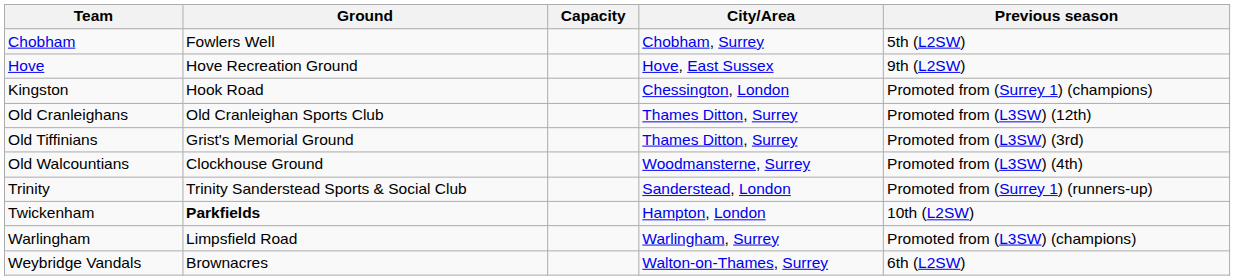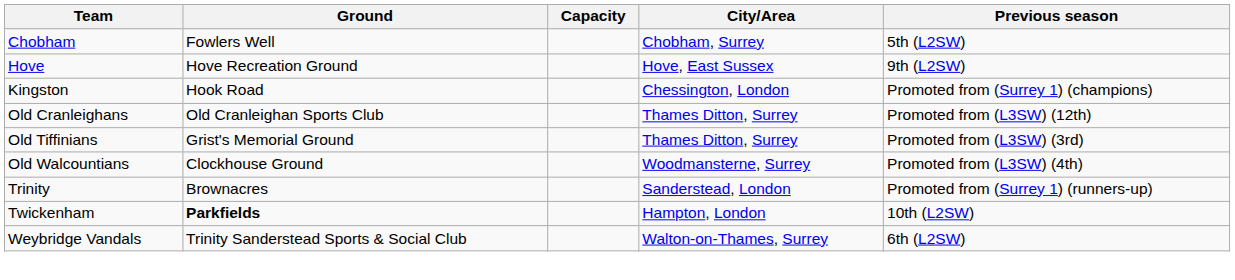(326, 189) Trinity Sanderstead Sports & Social Club -> (227, 189) Brownacres
- row: (49, 238)
(227, 262) Brownacres -> (326, 238) Trinity Sanderstead Sports & Social Club
